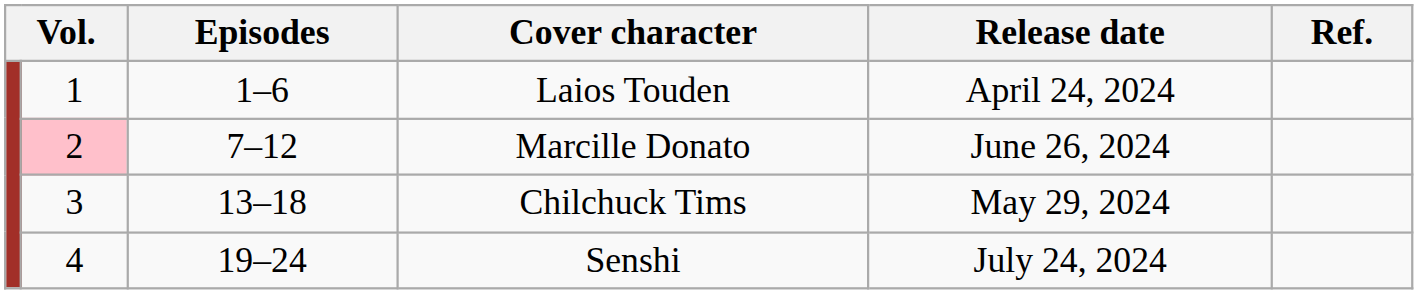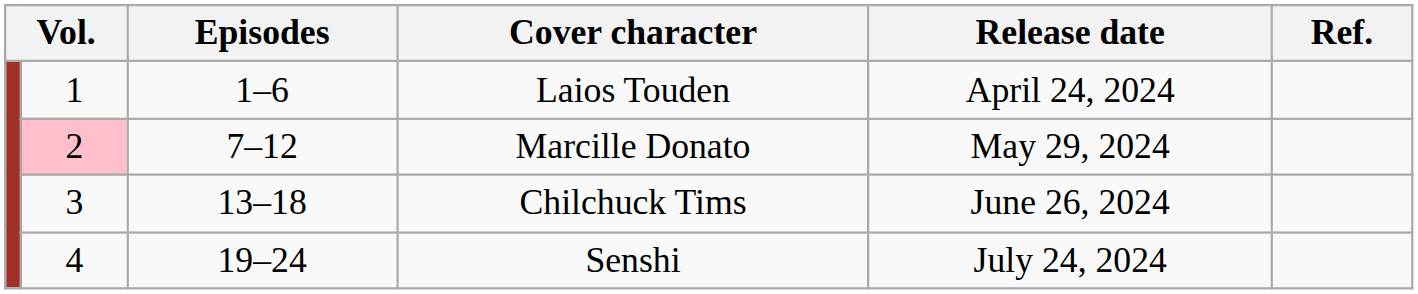(1070, 145) June 26, 2024 -> (1070, 145) May 29, 2024
(1070, 202) May 29, 2024 -> (1070, 202) June 26, 2024
